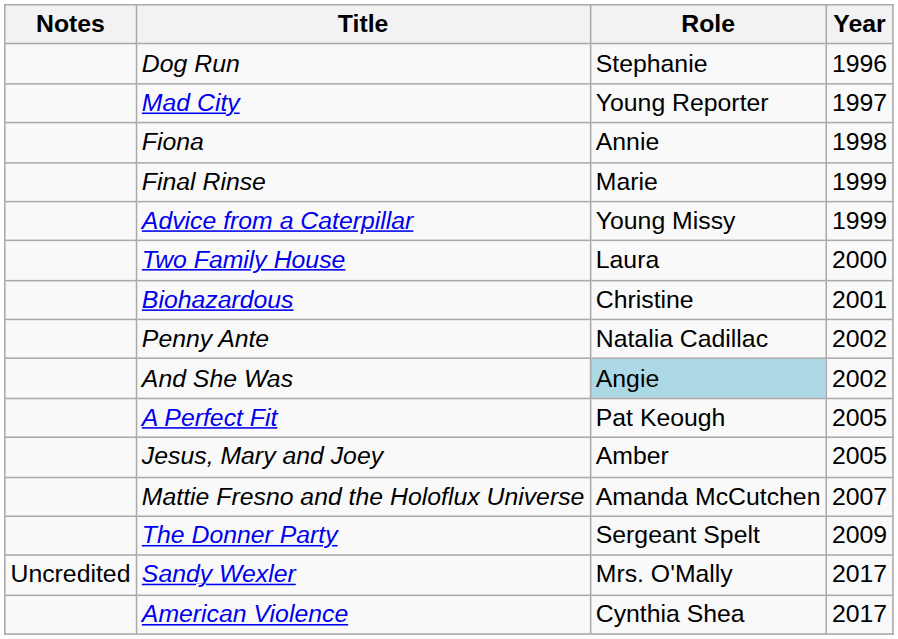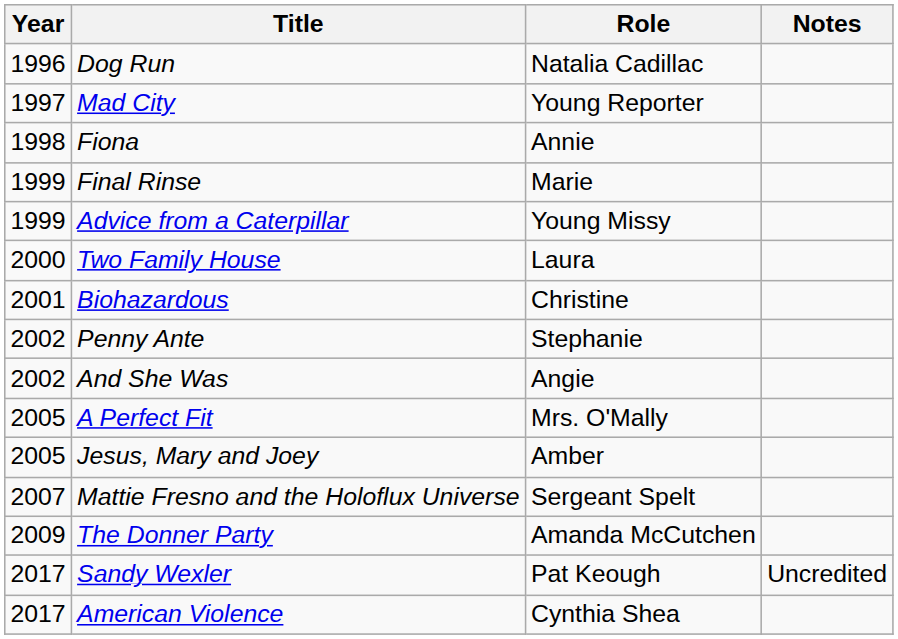columns swapped: (859, 24) <-> (70, 24)
(652, 63) Stephanie -> (617, 63) Natalia Cadillac
(682, 338) Natalia Cadillac -> (587, 338) Stephanie
(627, 378) lightblue background -> (563, 378) no background
(661, 417) Pat Keough -> (600, 417) Mrs. O'Mally
(708, 496) Amanda McCutchen -> (613, 496) Sergeant Spelt
(678, 535) Sergeant Spelt -> (643, 535) Amanda McCutchen
(664, 574) Mrs. O'Mally -> (596, 574) Pat Keough
